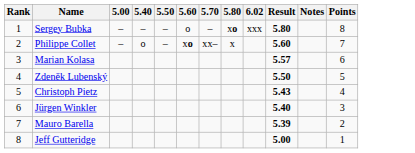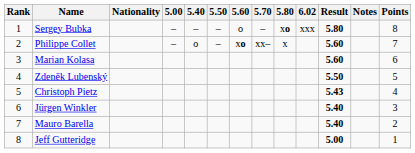+ column: (136, 12)
(282, 60) 5.57 -> (335, 60) 5.60
(282, 124) 5.39 -> (335, 124) 5.40
